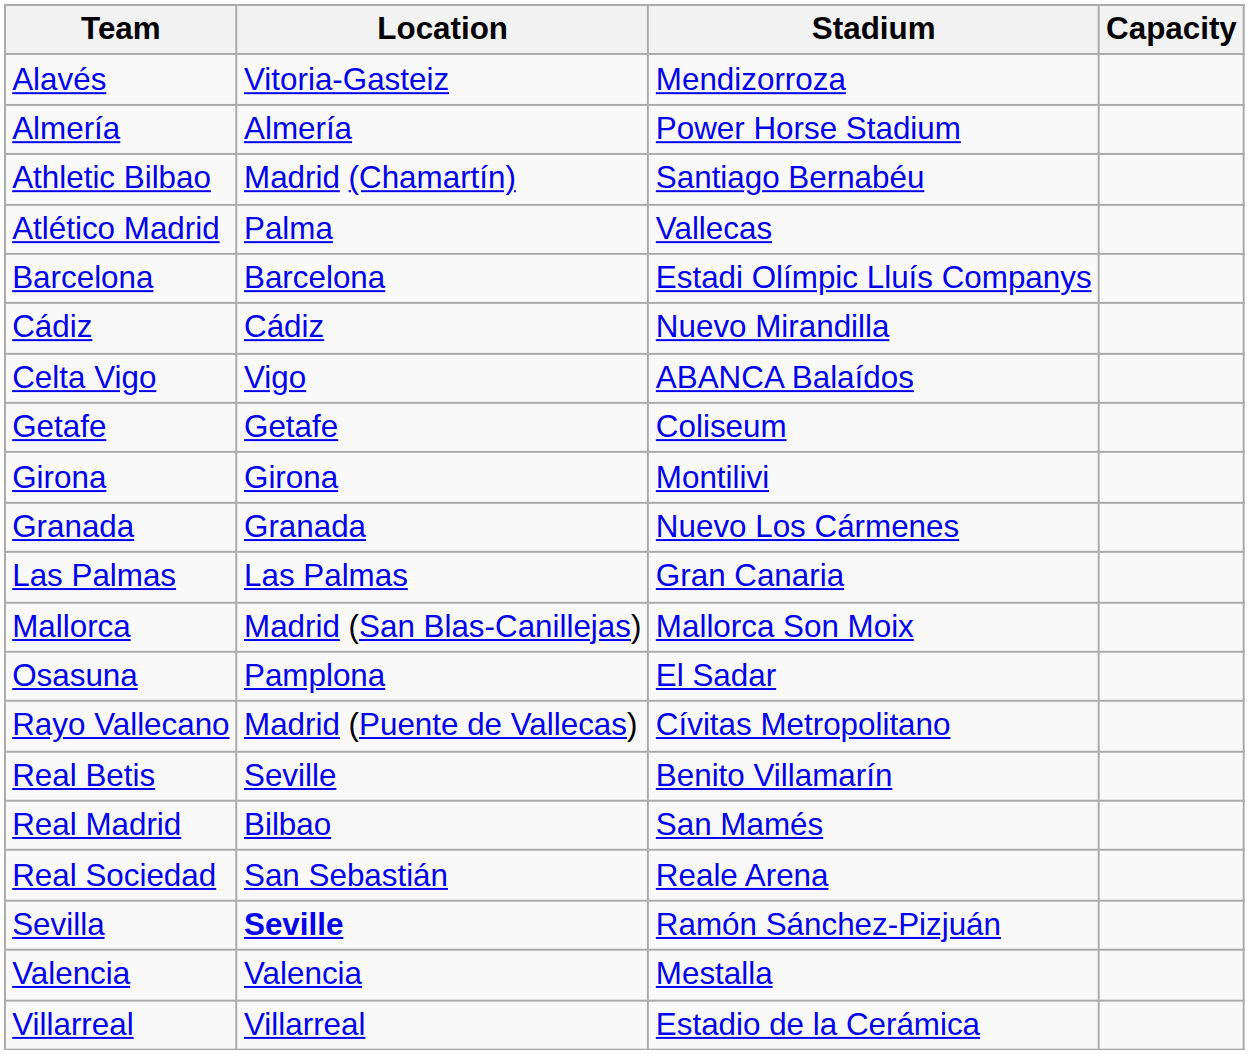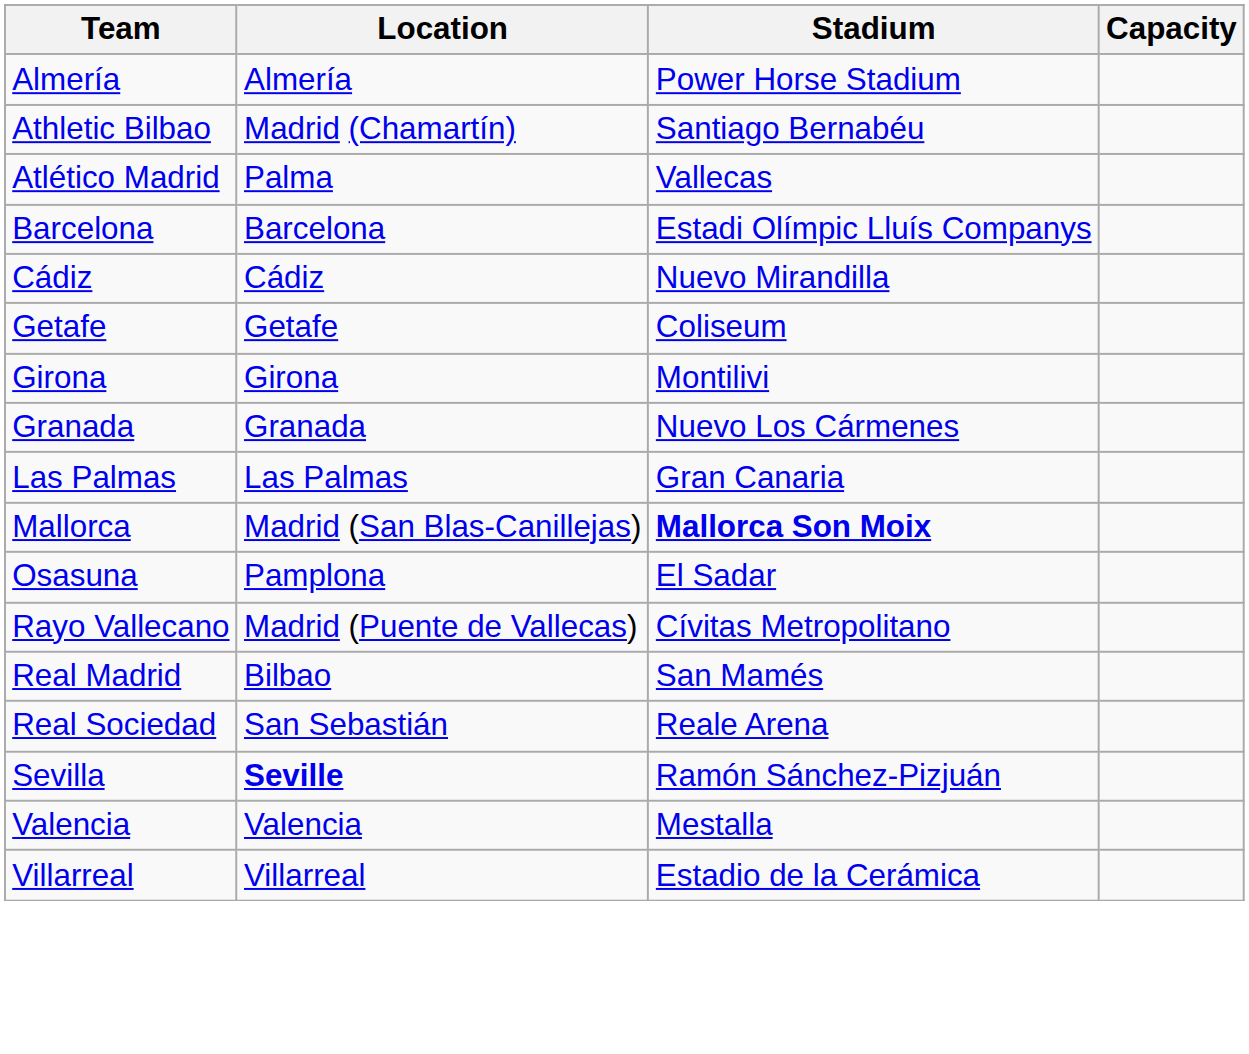- row: (59, 79)
- row: (84, 377)
(785, 626) normal -> (794, 526) bold
- row: (84, 775)
